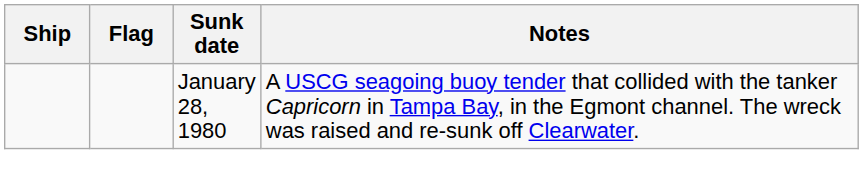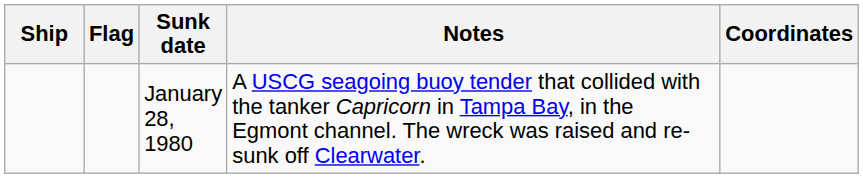+ column: (789, 34)
